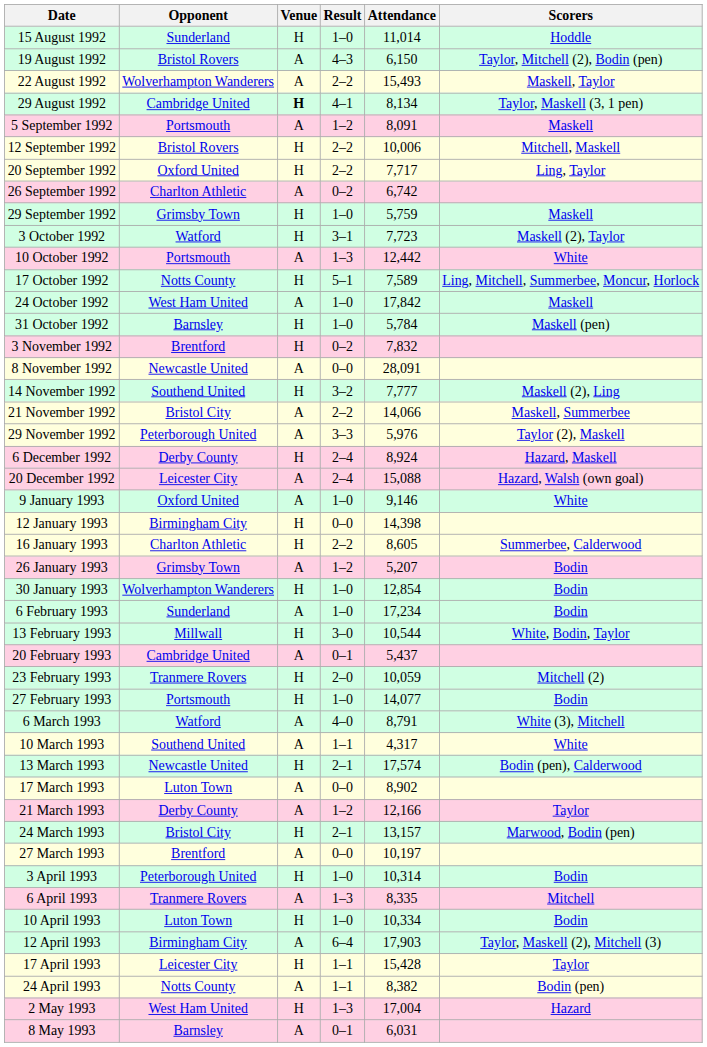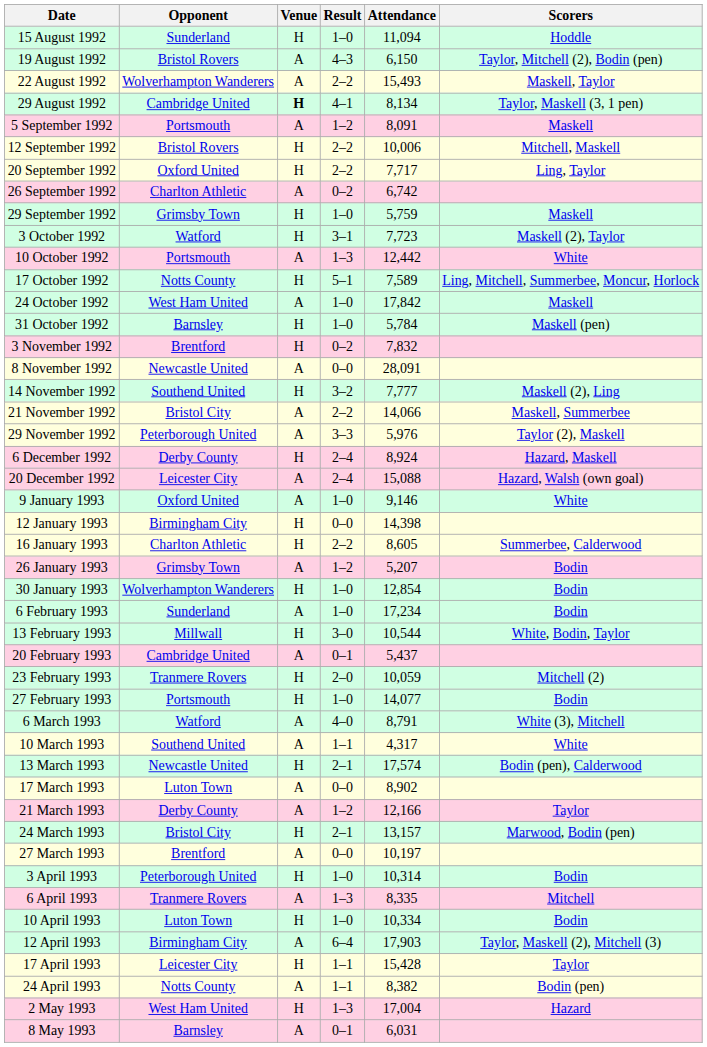(402, 37) 11,014 -> (402, 37) 11,094
